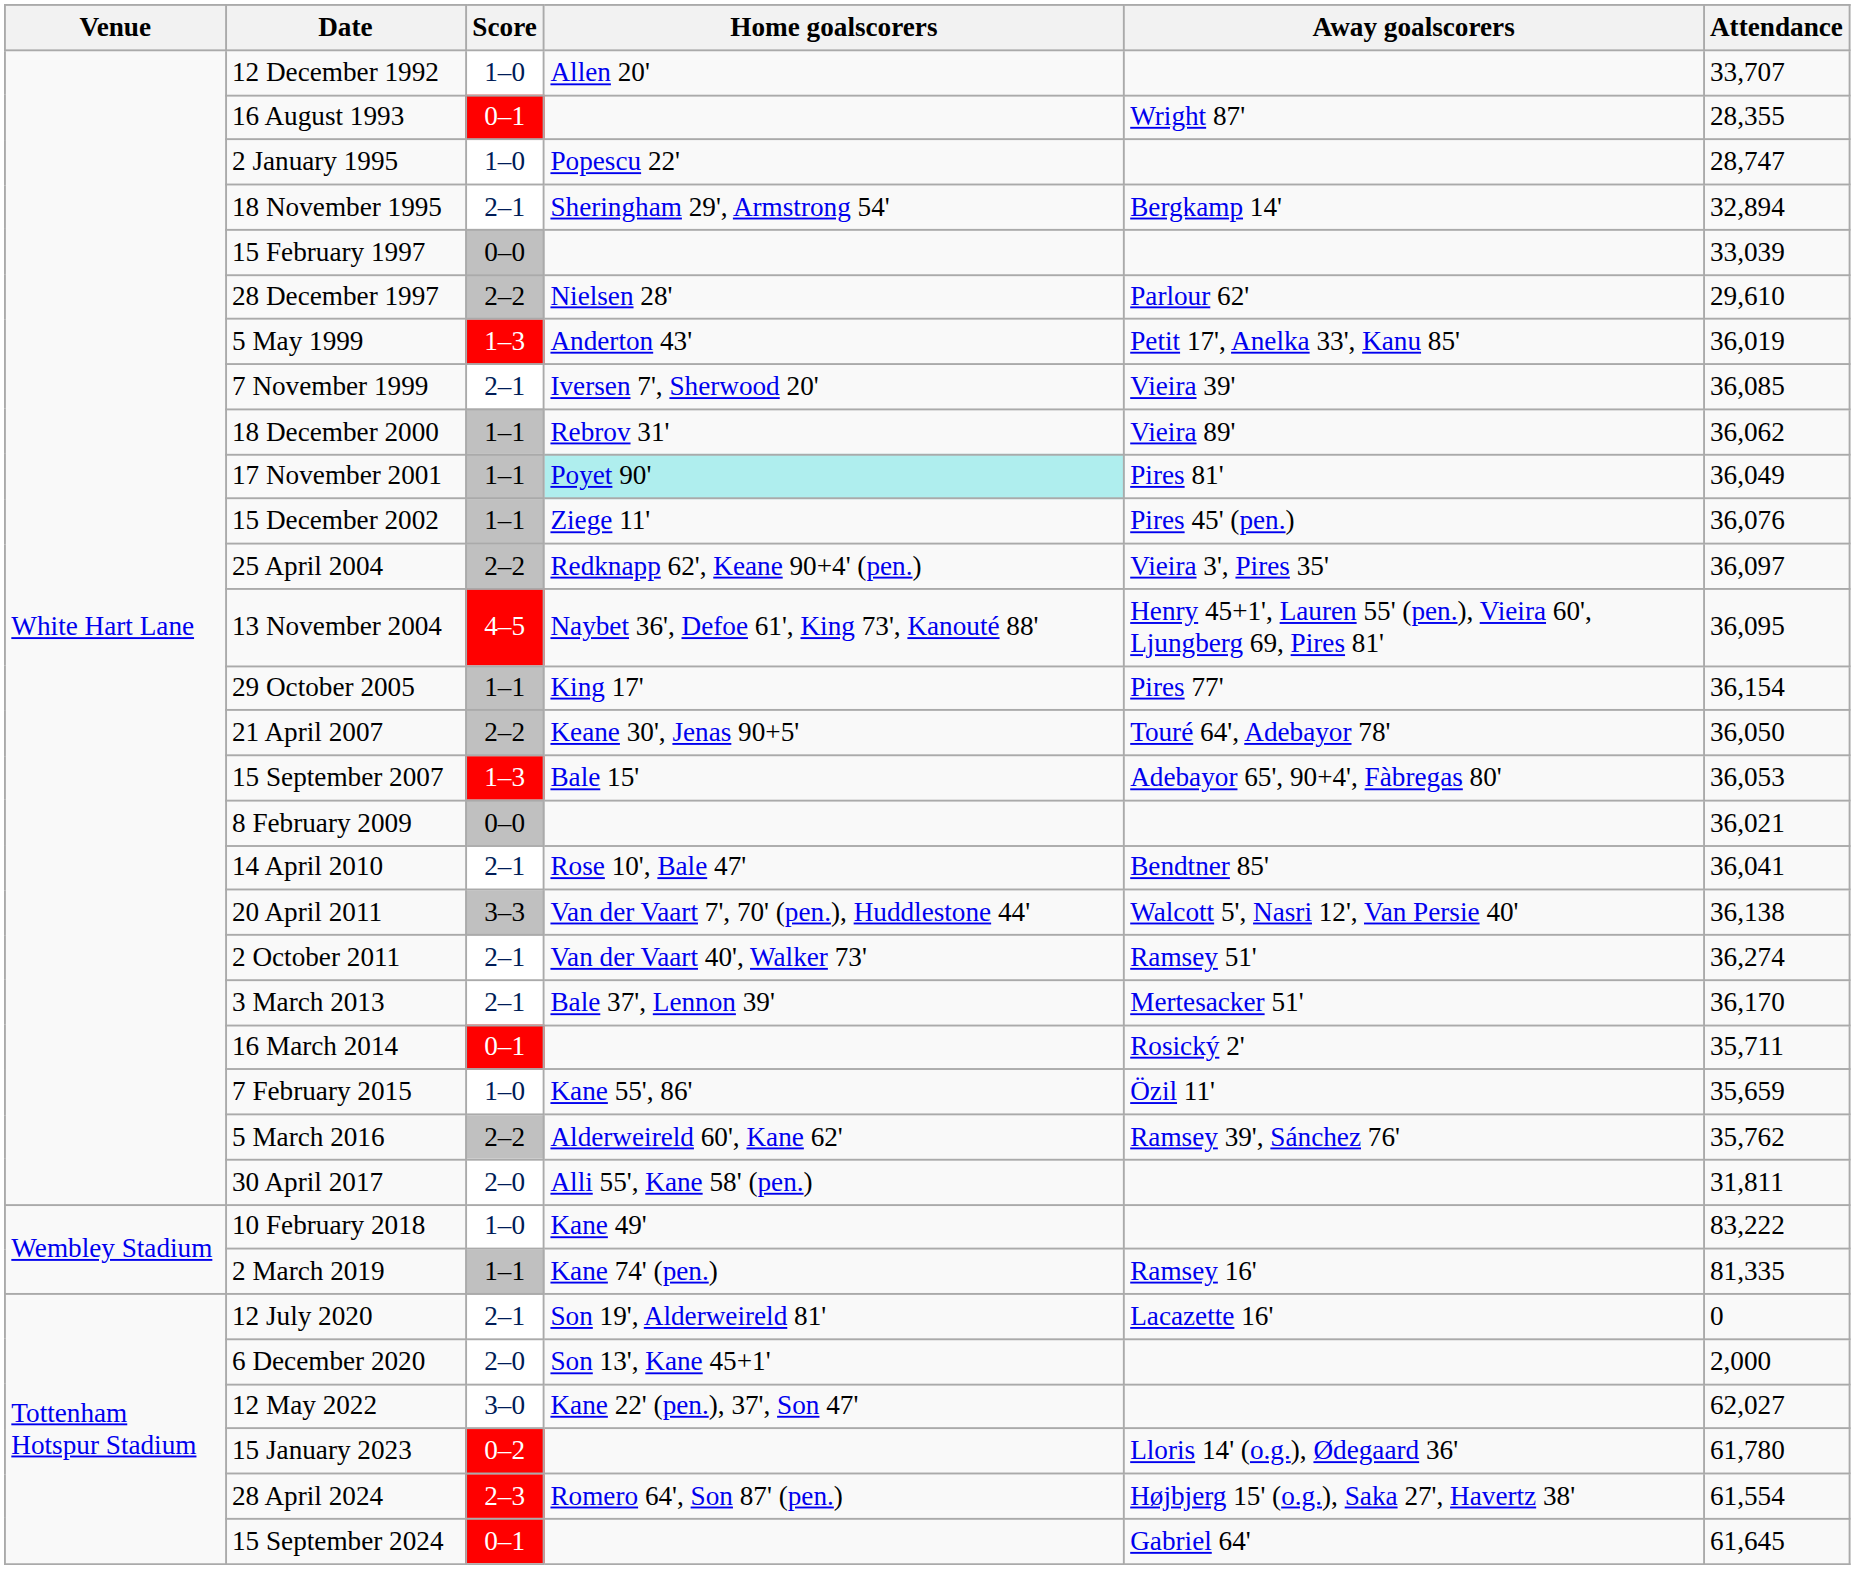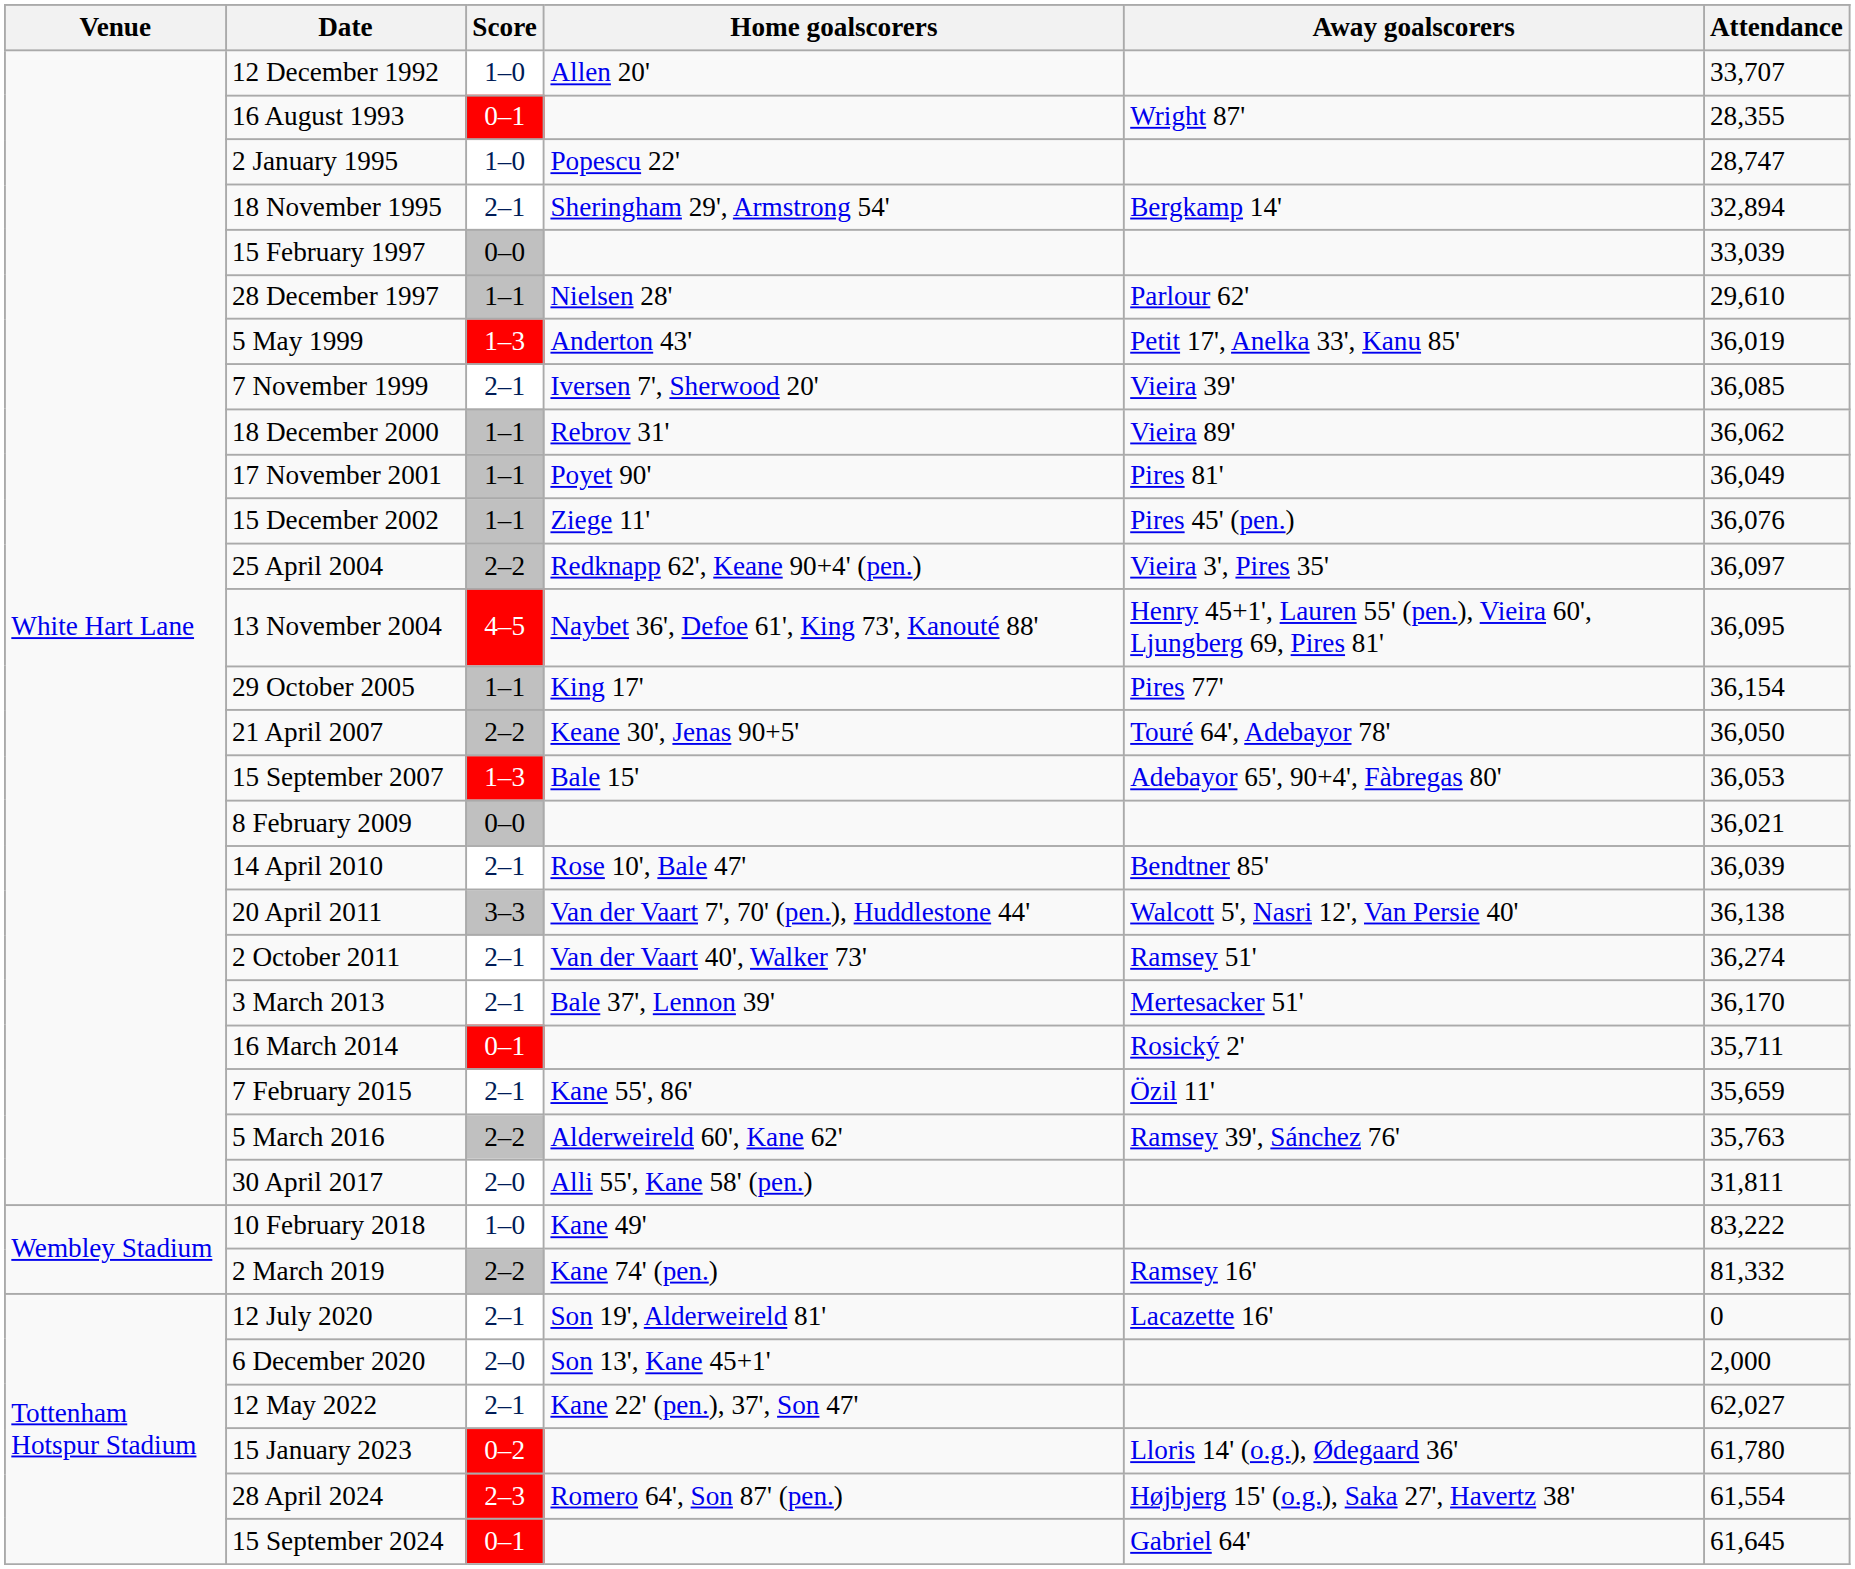(505, 296) 2–2 -> (505, 296) 1–1
(601, 476) paleturquoise background -> (601, 476) no background
(1747, 867) 36,041 -> (1747, 867) 36,039
(505, 1091) 1–0 -> (505, 1091) 2–1
(1747, 1136) 35,762 -> (1747, 1136) 35,763
(505, 1271) 1–1 -> (505, 1271) 2–2
(1747, 1271) 81,335 -> (1747, 1271) 81,332
(505, 1406) 3–0 -> (505, 1406) 2–1
